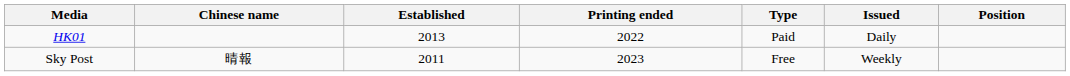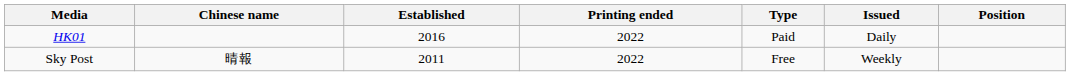(432, 36) 2013 -> (432, 36) 2016
(631, 59) 2023 -> (631, 59) 2022
